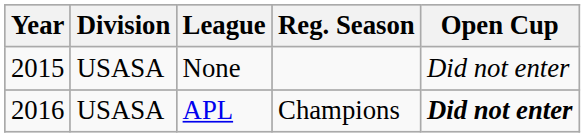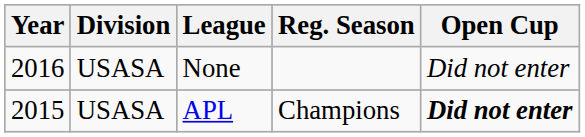(38, 68) 2015 -> (38, 68) 2016
(38, 110) 2016 -> (38, 110) 2015
